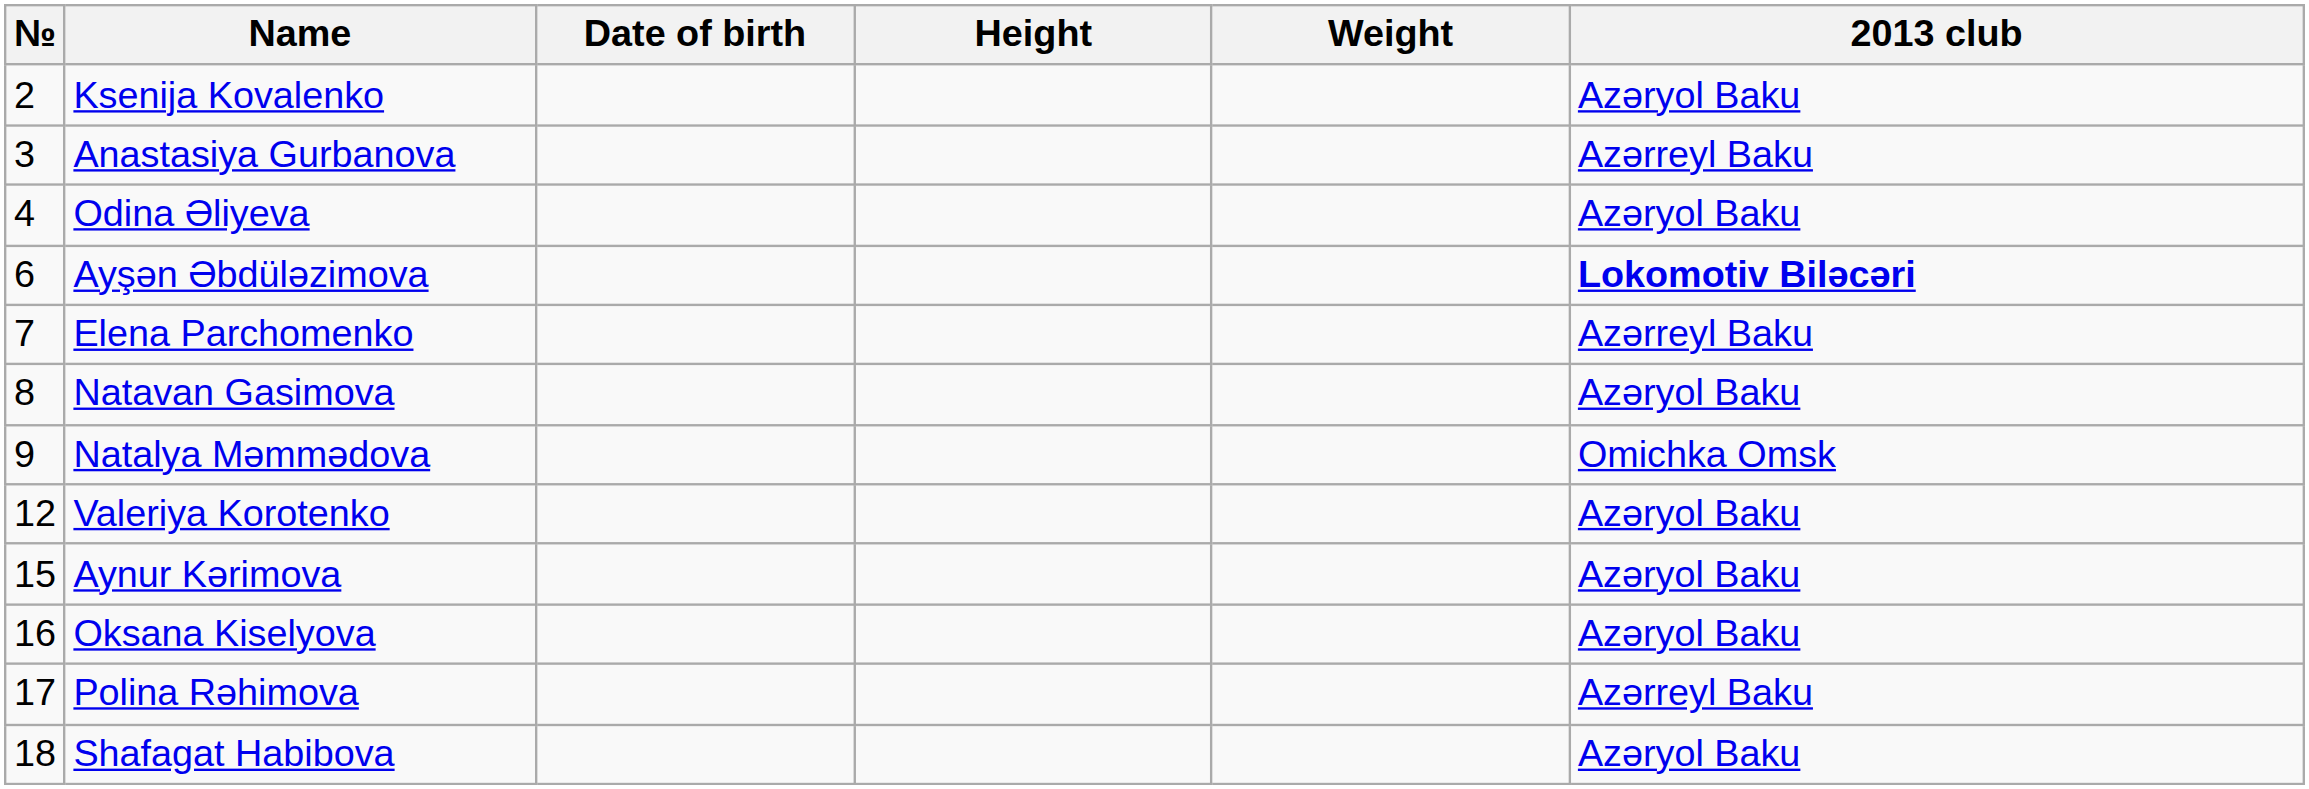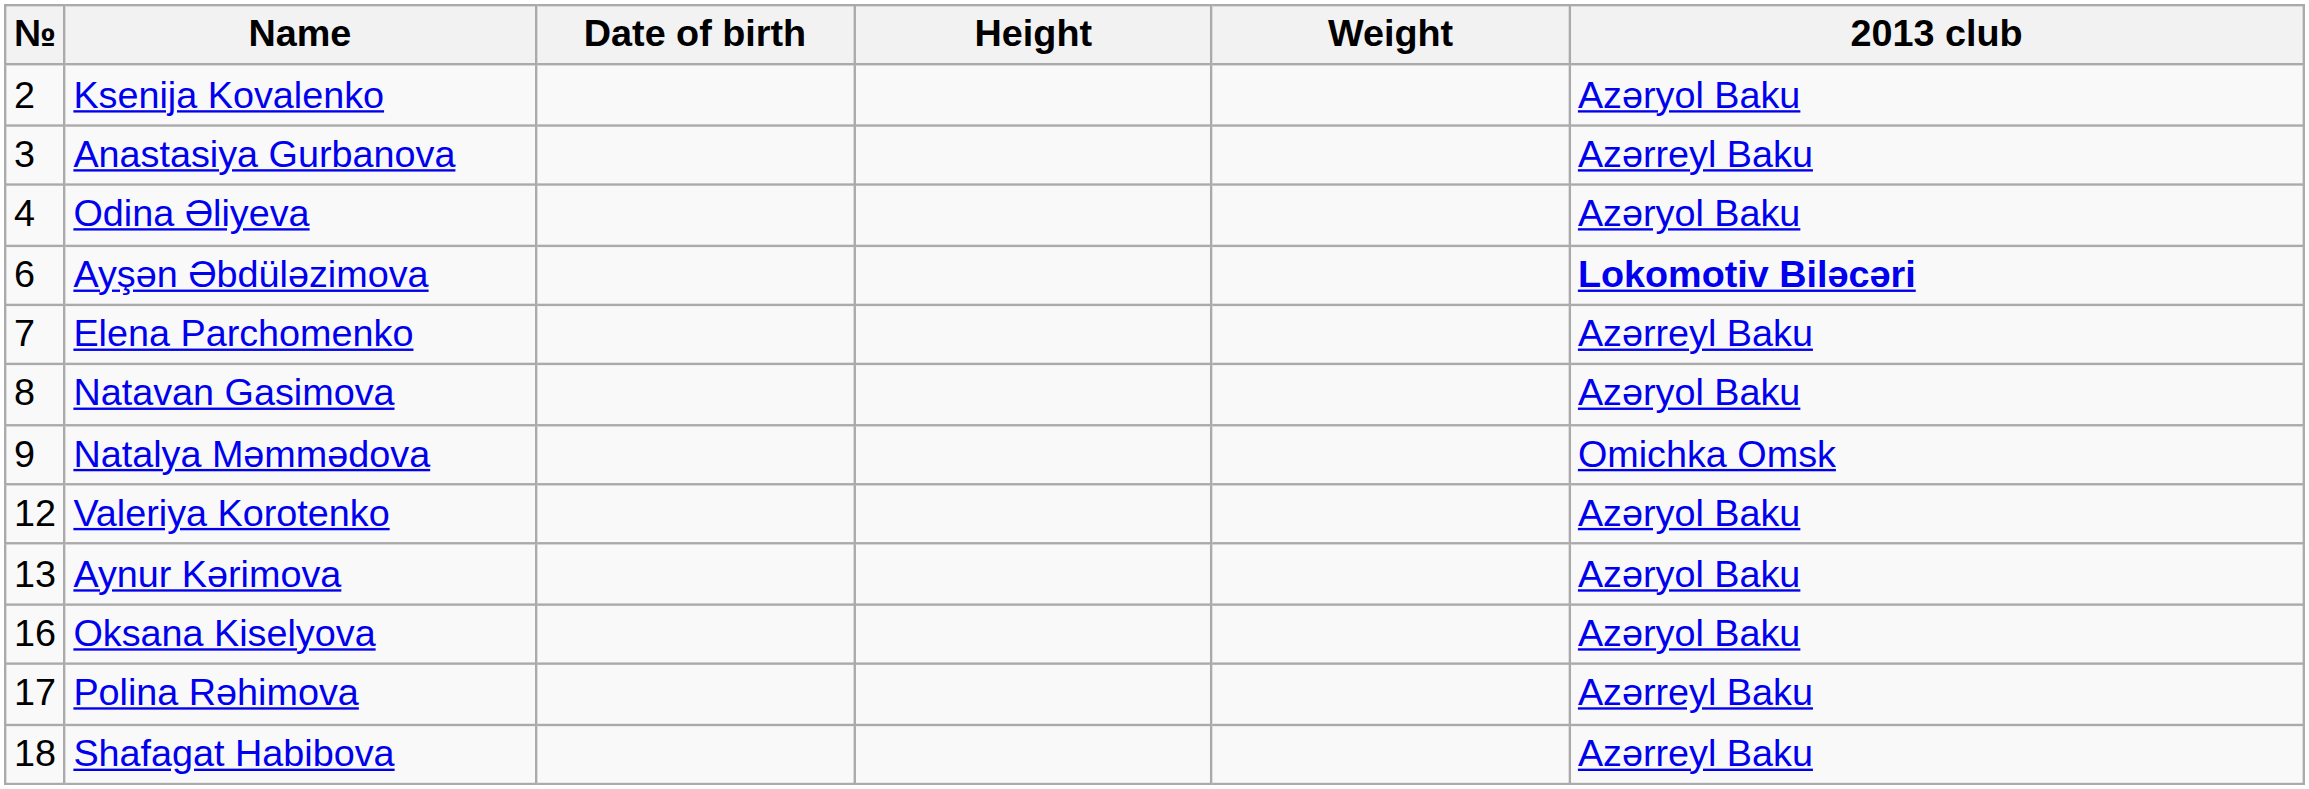(35, 573) 15 -> (35, 573) 13
(1689, 753) Azəryol Baku -> (1695, 753) Azərreyl Baku
